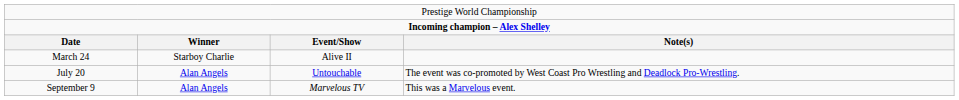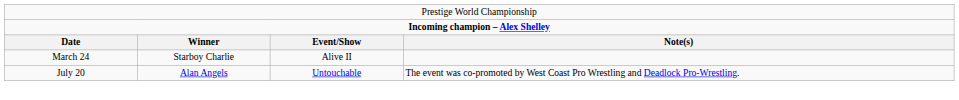- row: (71, 88)
